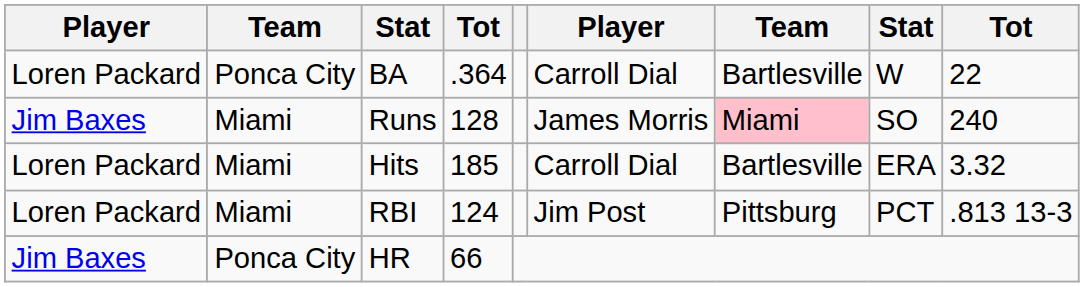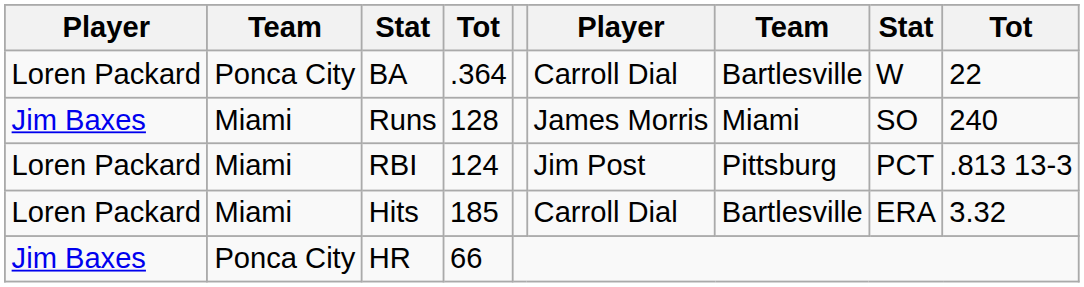(761, 119) pink background -> (761, 119) no background
rows swapped: (394, 166) <-> (393, 212)
